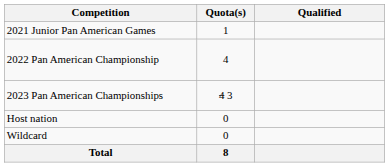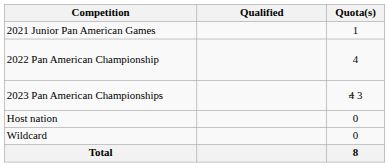columns swapped: (226, 13) <-> (320, 13)
